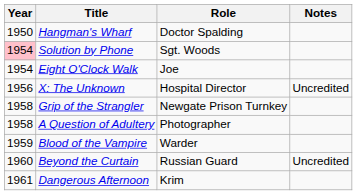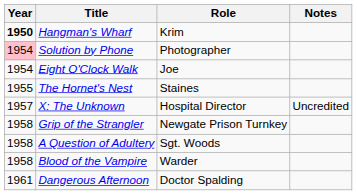(20, 32) normal -> (20, 32) bold
(201, 32) Doctor Spalding -> (172, 32) Krim
(190, 50) Sgt. Woods -> (195, 50) Photographer
+ row: (85, 87)
(20, 87) 1956 -> (20, 106) 1957
(195, 124) Photographer -> (190, 143) Sgt. Woods
(20, 143) 1959 -> (20, 161) 1958
- row: (88, 161)
(172, 180) Krim -> (201, 180) Doctor Spalding
